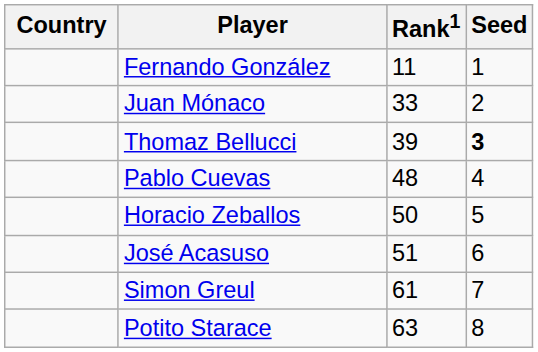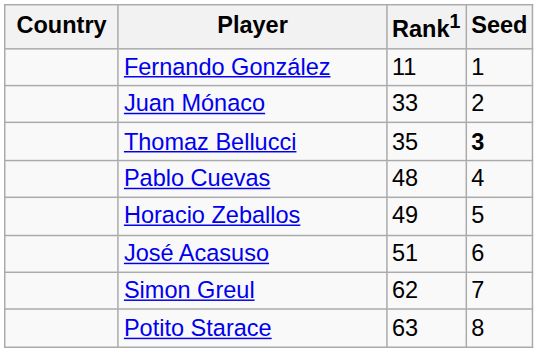(405, 141) 39 -> (405, 141) 35
(405, 216) 50 -> (405, 216) 49
(405, 290) 61 -> (405, 290) 62
